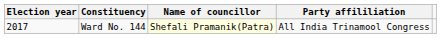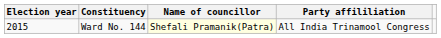(17, 26) 2017 -> (17, 26) 2015
